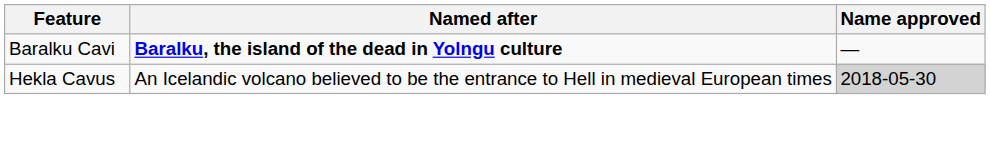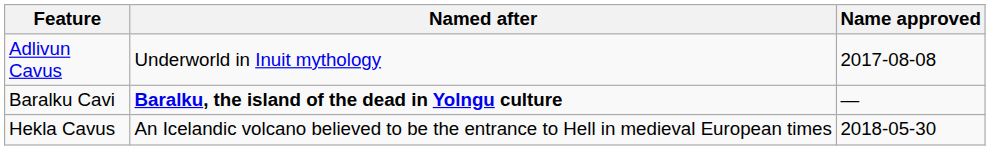+ row: (40, 59)
(888, 78) lightgrey background -> (888, 129) no background
